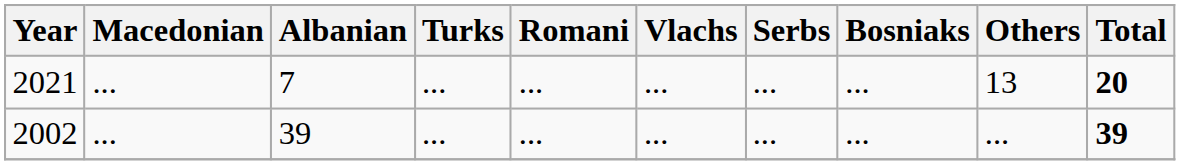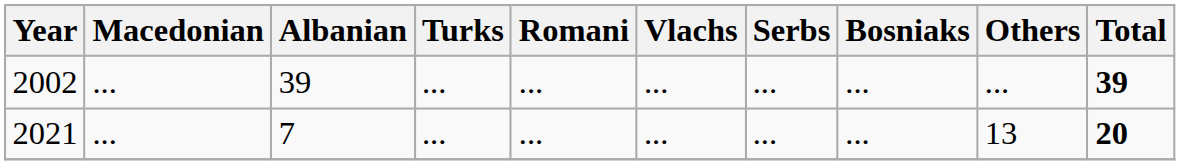rows swapped: (45, 133) <-> (45, 81)
